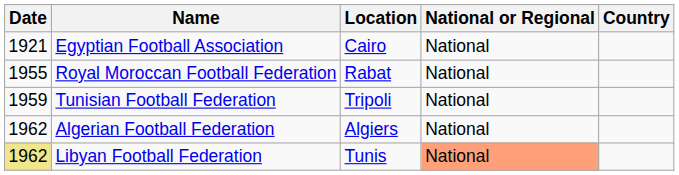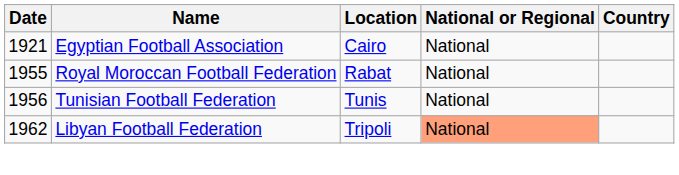(28, 101) 1959 -> (28, 101) 1956
(368, 101) Tripoli -> (366, 101) Tunis
- row: (165, 128)
(28, 156) khaki background -> (28, 128) no background
(366, 156) Tunis -> (368, 128) Tripoli
